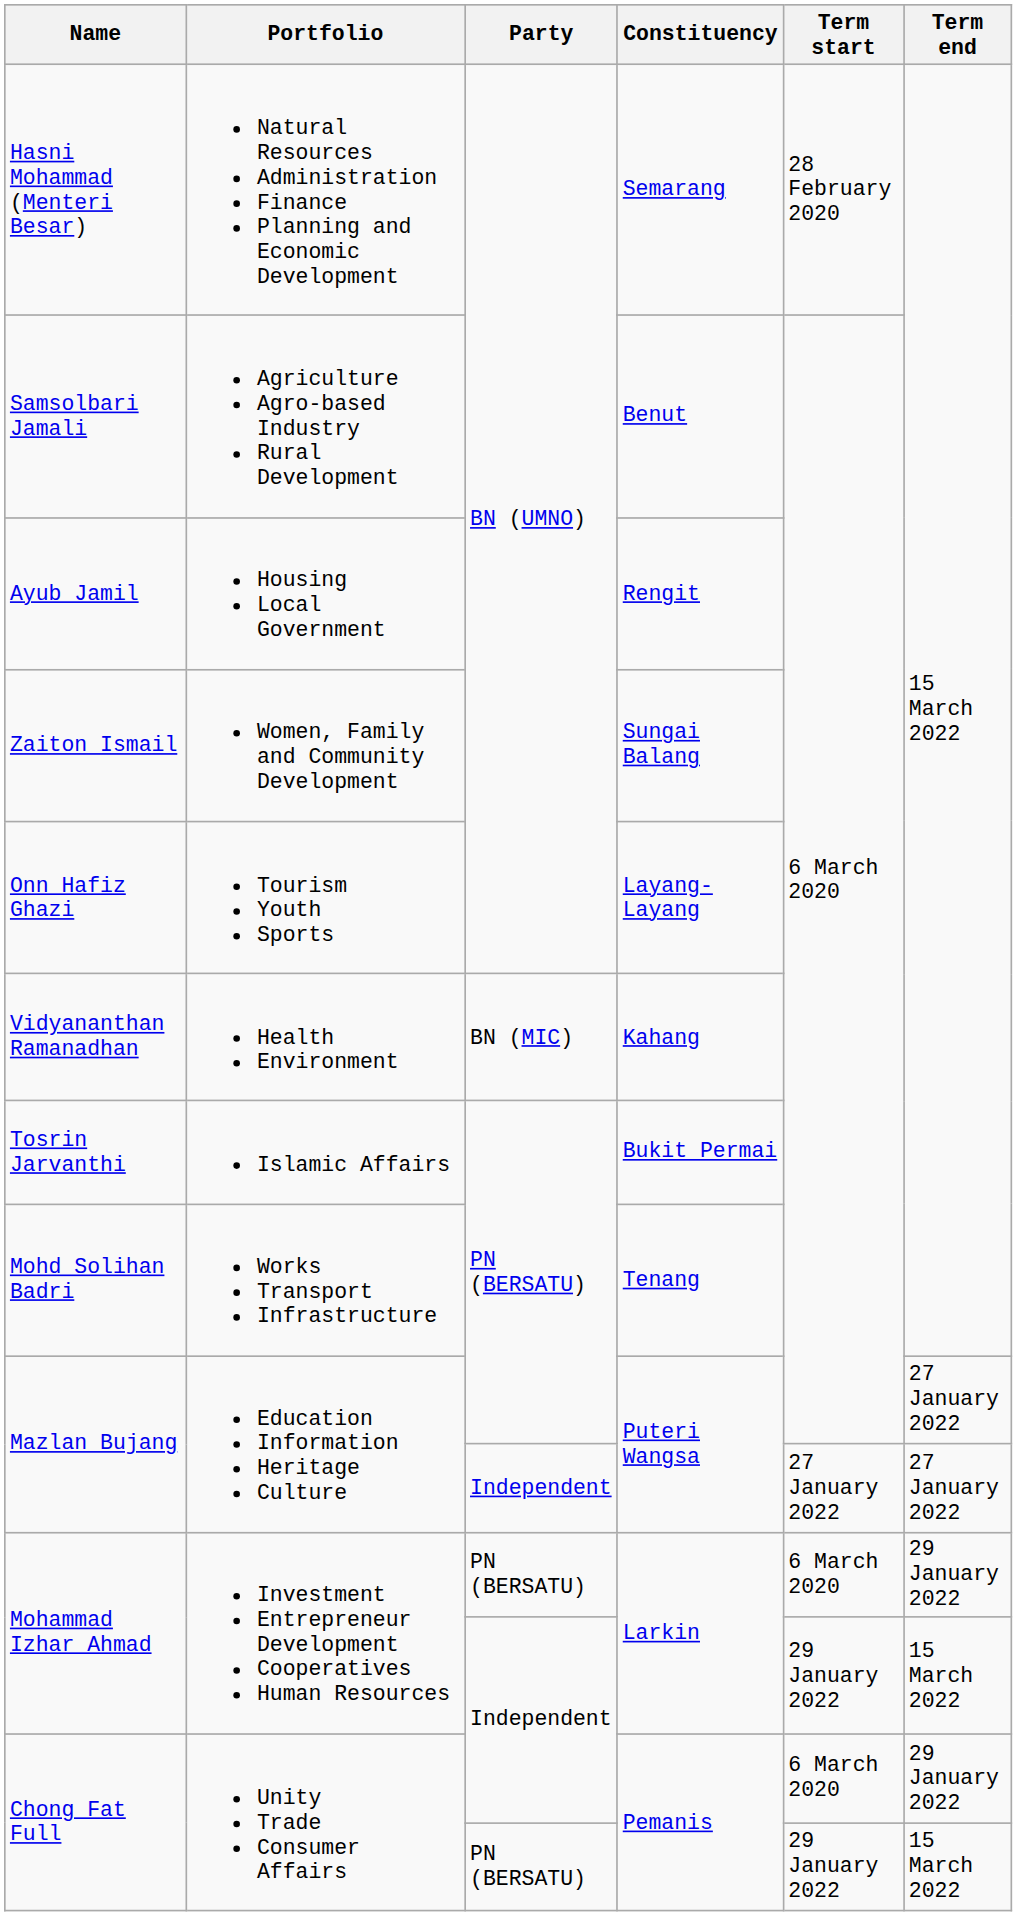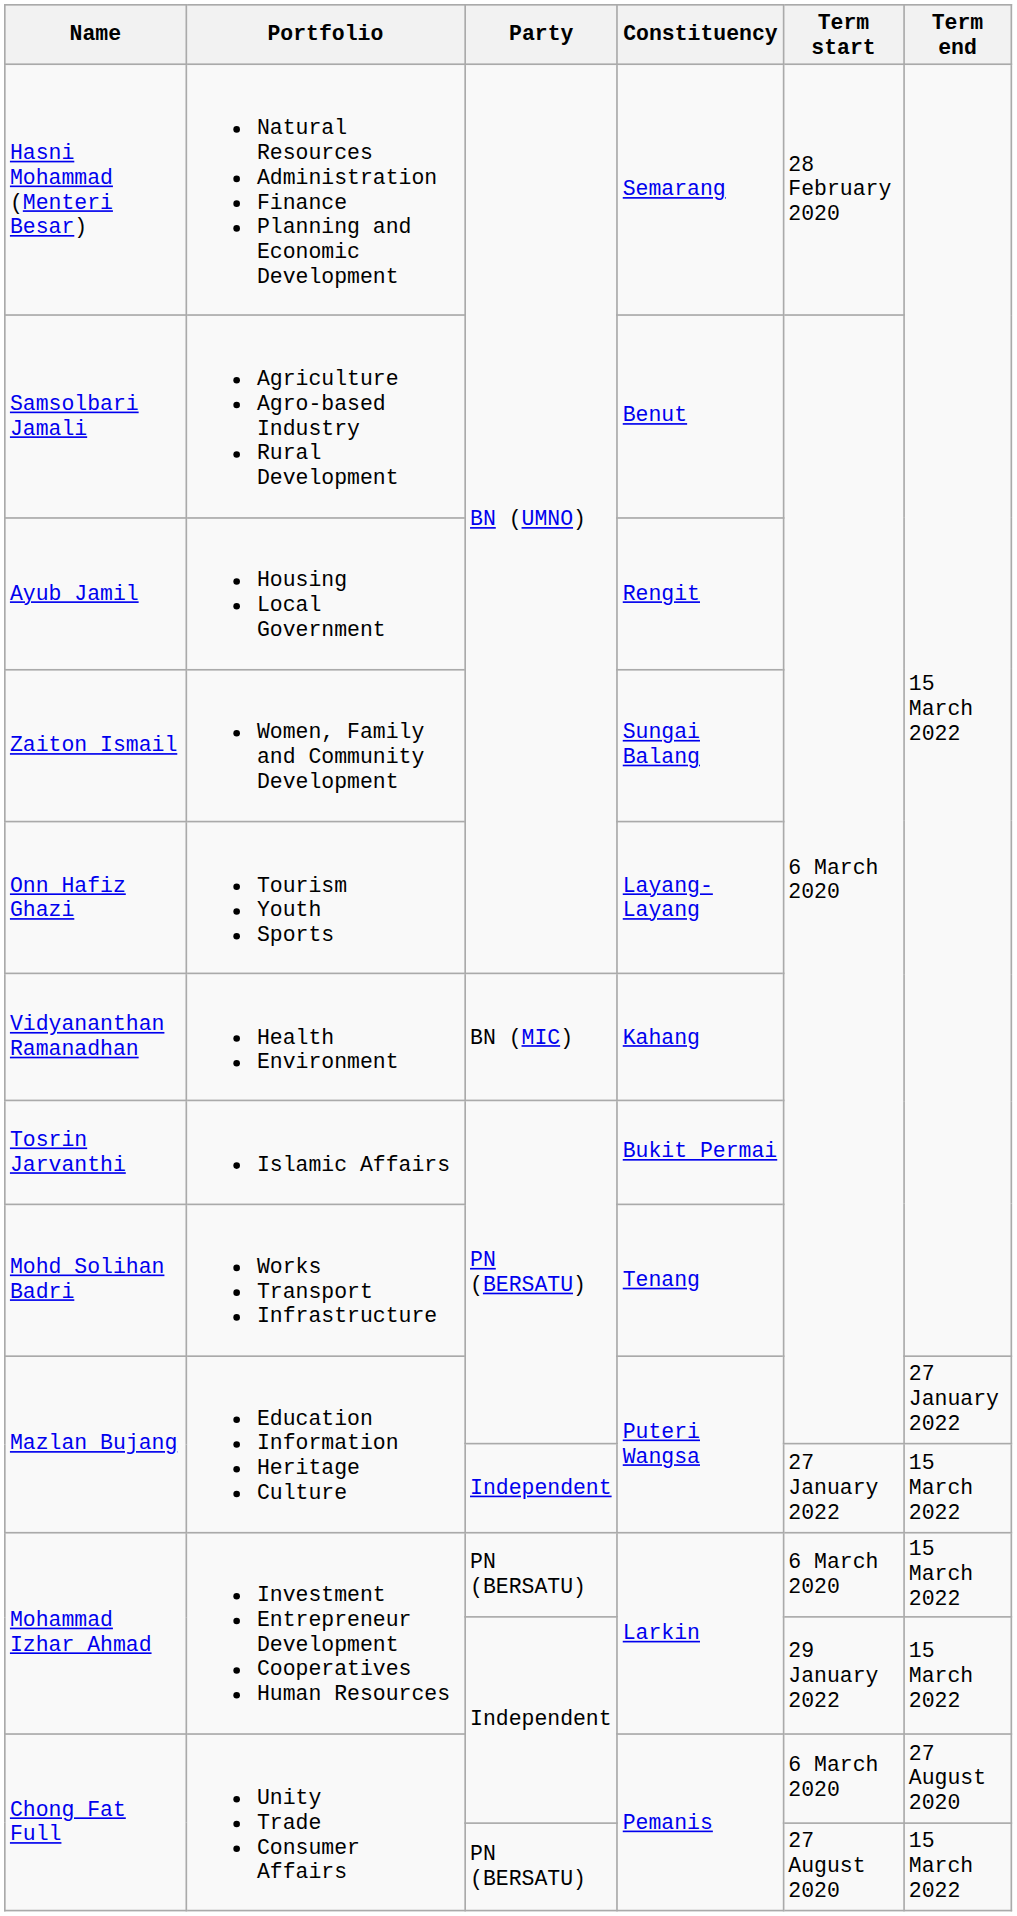(954, 1488) 27 January 2022 -> (941, 1488) 15 March 2022
(954, 1575) 29 January 2022 -> (941, 1575) 15 March 2022
(954, 1778) 29 January 2022 -> (947, 1778) 27 August 2020
(833, 1867) 29 January 2022 -> (827, 1867) 27 August 2020
